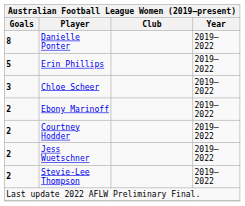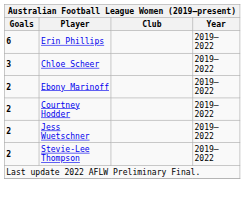- row: (60, 42)
(9, 64) 5 -> (9, 42) 6
